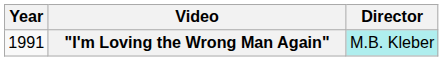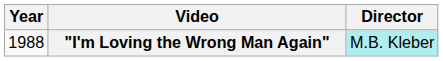(26, 42) 1991 -> (26, 42) 1988
